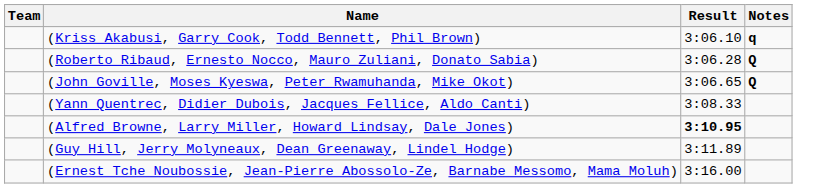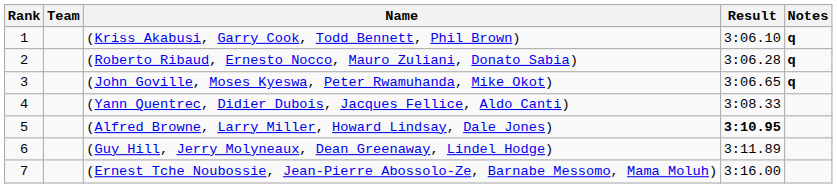+ column: (24, 16)
(752, 60) Q -> (792, 60) q
(752, 82) Q -> (792, 82) q
